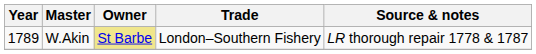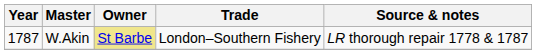(23, 37) 1789 -> (23, 37) 1787
